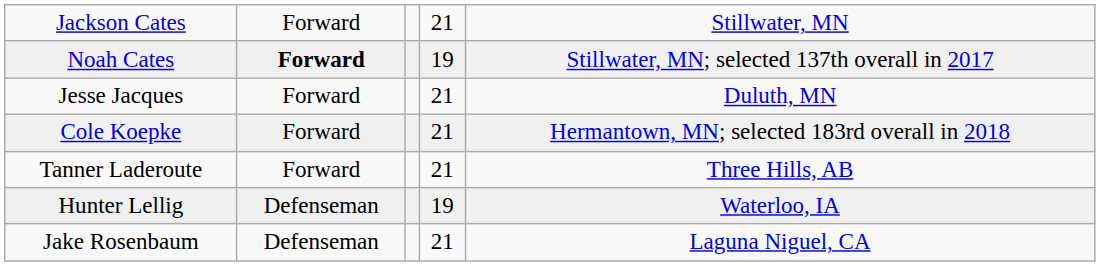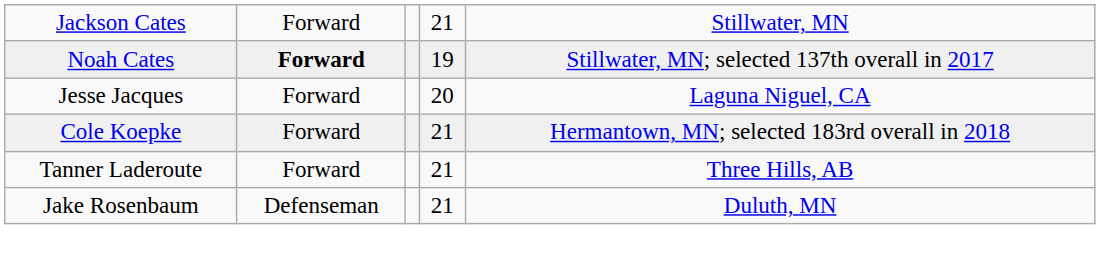(442, 95) 21 -> (442, 95) 20
(780, 95) Duluth, MN -> (780, 95) Laguna Niguel, CA
- row: (121, 205)
(780, 242) Laguna Niguel, CA -> (780, 205) Duluth, MN
